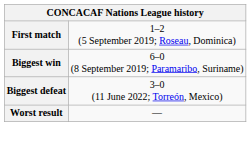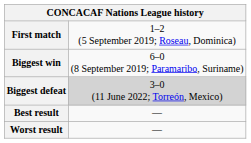(157, 91) no background -> (157, 91) lightgrey background
+ row: (36, 113)
